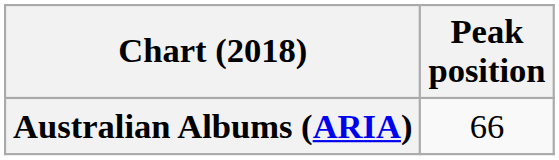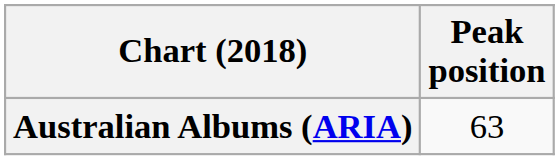(487, 125) 66 -> (487, 125) 63
